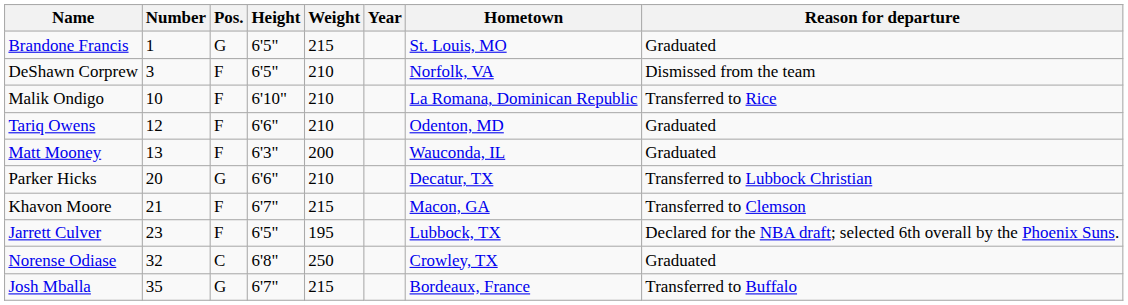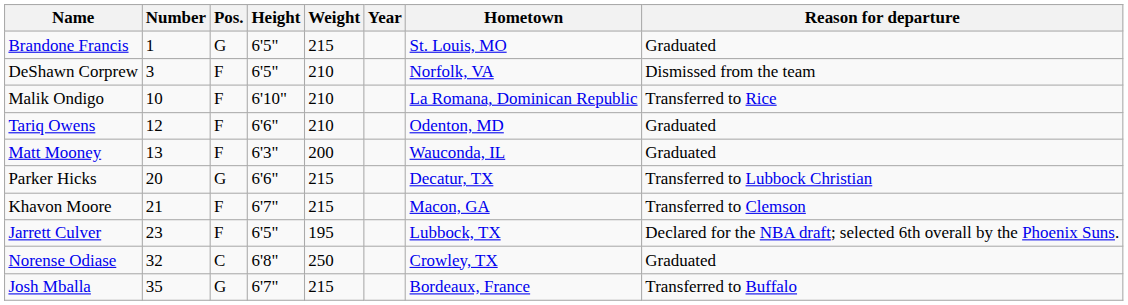(321, 179) 210 -> (321, 179) 215
